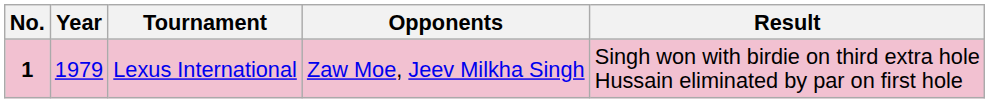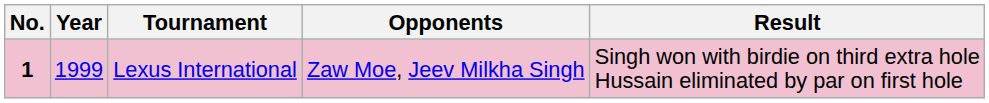(79, 69) 1979 -> (79, 69) 1999
